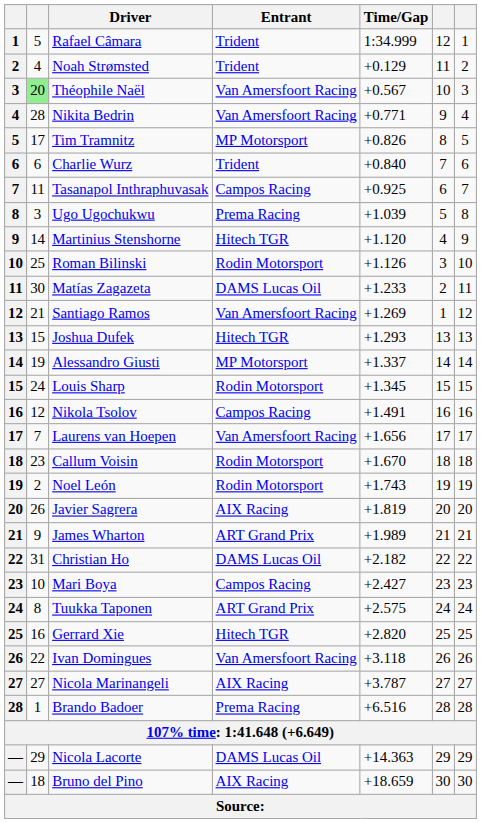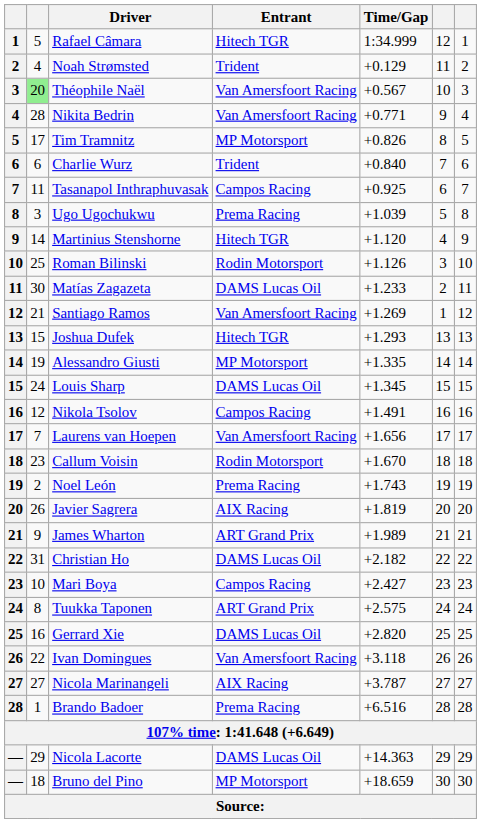(237, 41) Trident -> (252, 41) Hitech TGR
(385, 361) +1.337 -> (385, 361) +1.335
(269, 386) Rodin Motorsport -> (268, 386) DAMS Lucas Oil
(269, 485) Rodin Motorsport -> (258, 485) Prema Racing
(252, 633) Hitech TGR -> (268, 633) DAMS Lucas Oil
(252, 781) AIX Racing -> (262, 781) MP Motorsport
